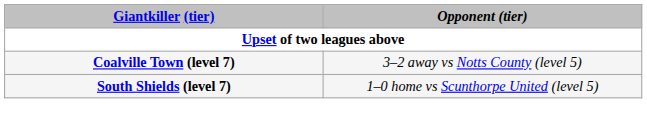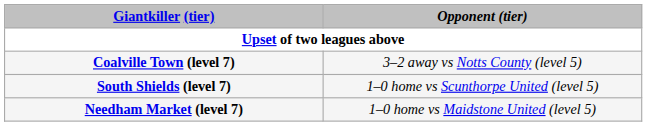+ row: (164, 109)
